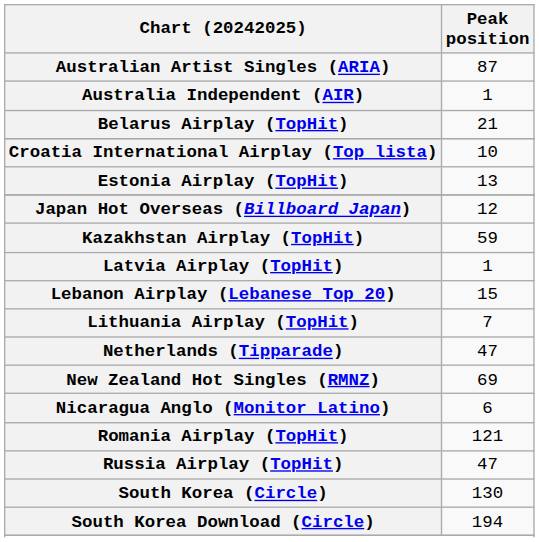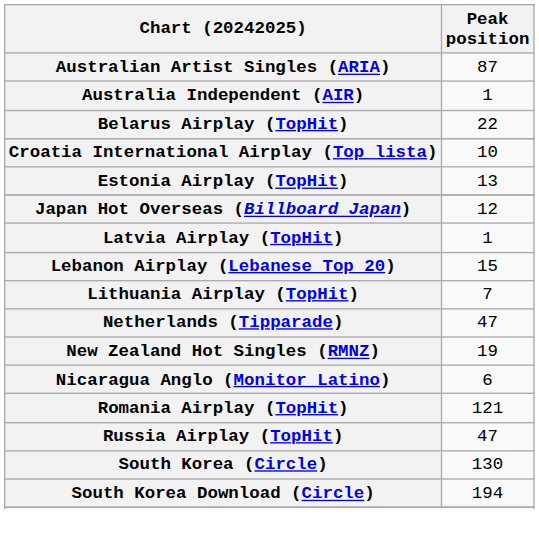(488, 124) 21 -> (488, 124) 22
- row: (223, 238)
(488, 380) 69 -> (488, 351) 19
